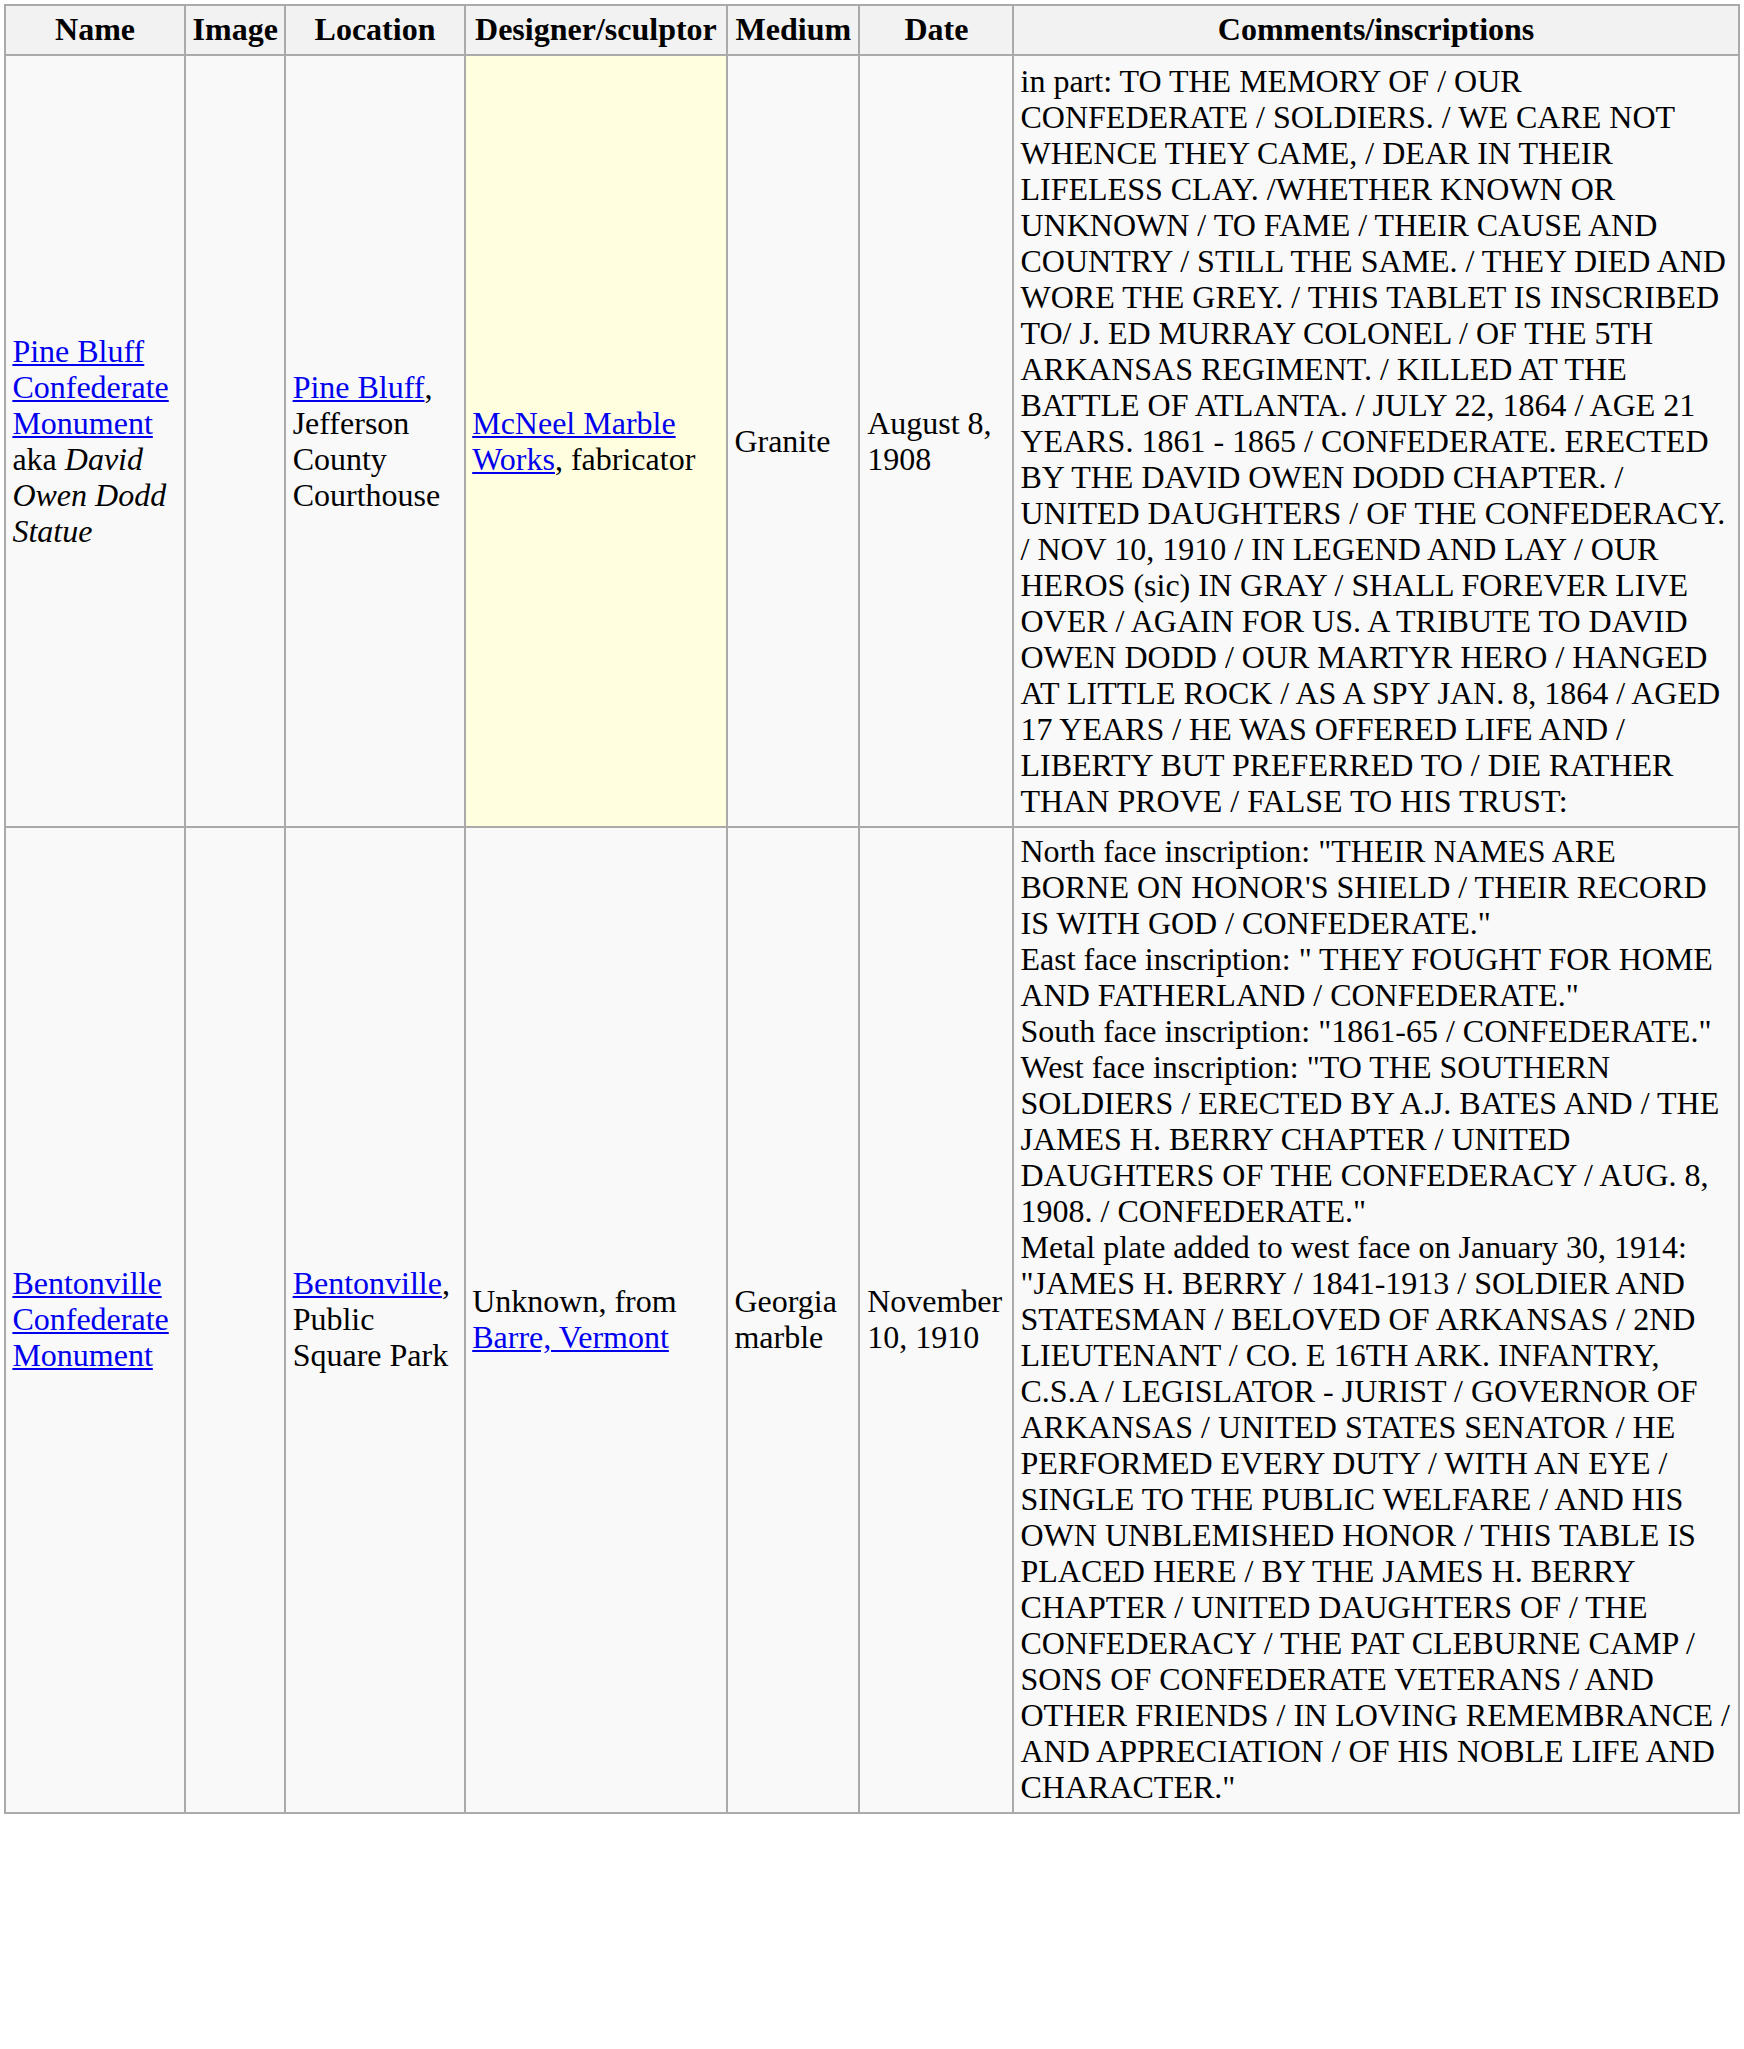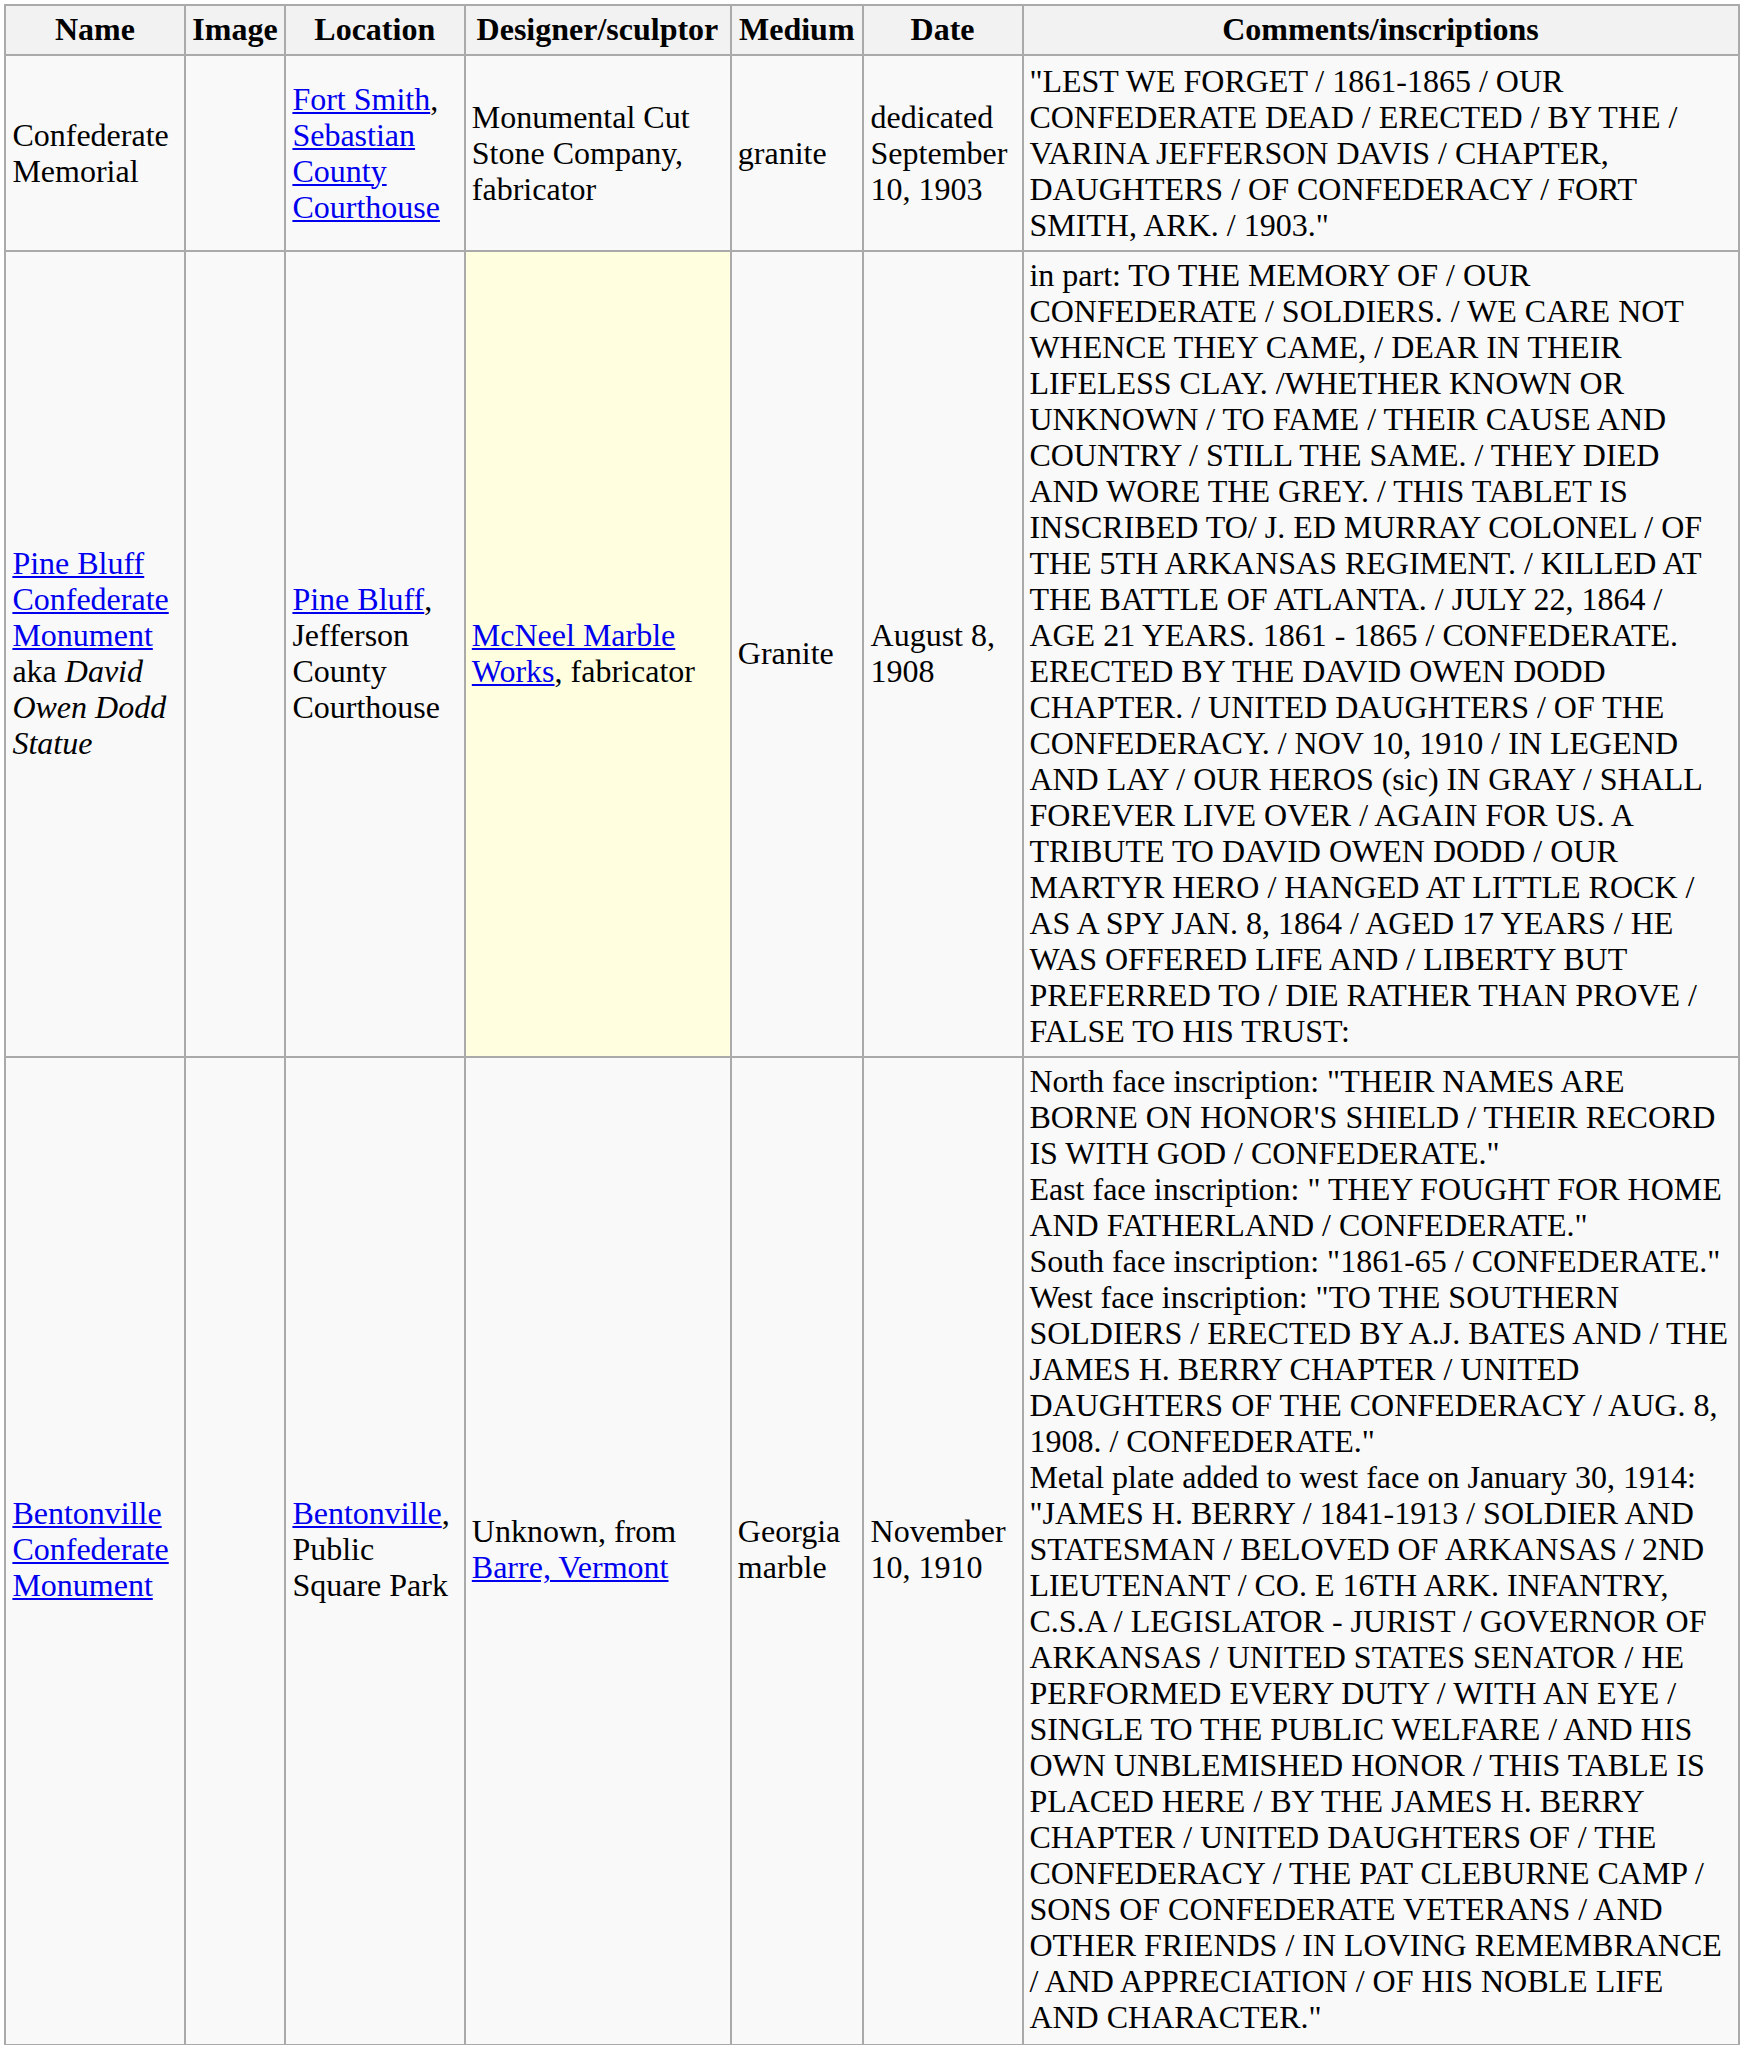+ row: (91, 152)
